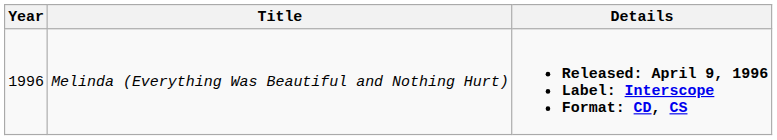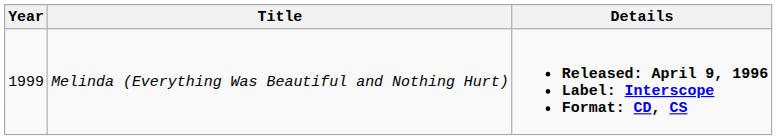(26, 82) 1996 -> (26, 82) 1999
